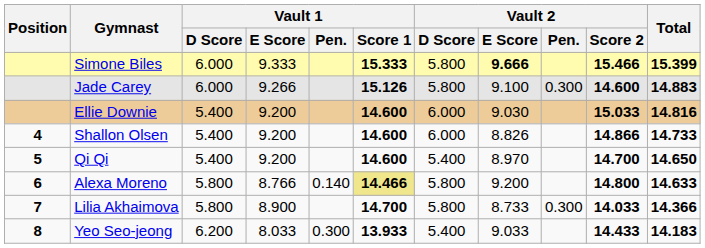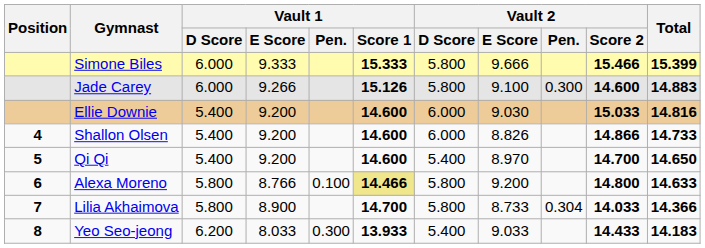(510, 64) bold -> (510, 64) normal
(331, 183) 0.140 -> (331, 183) 0.100
(564, 207) 0.300 -> (564, 207) 0.304
